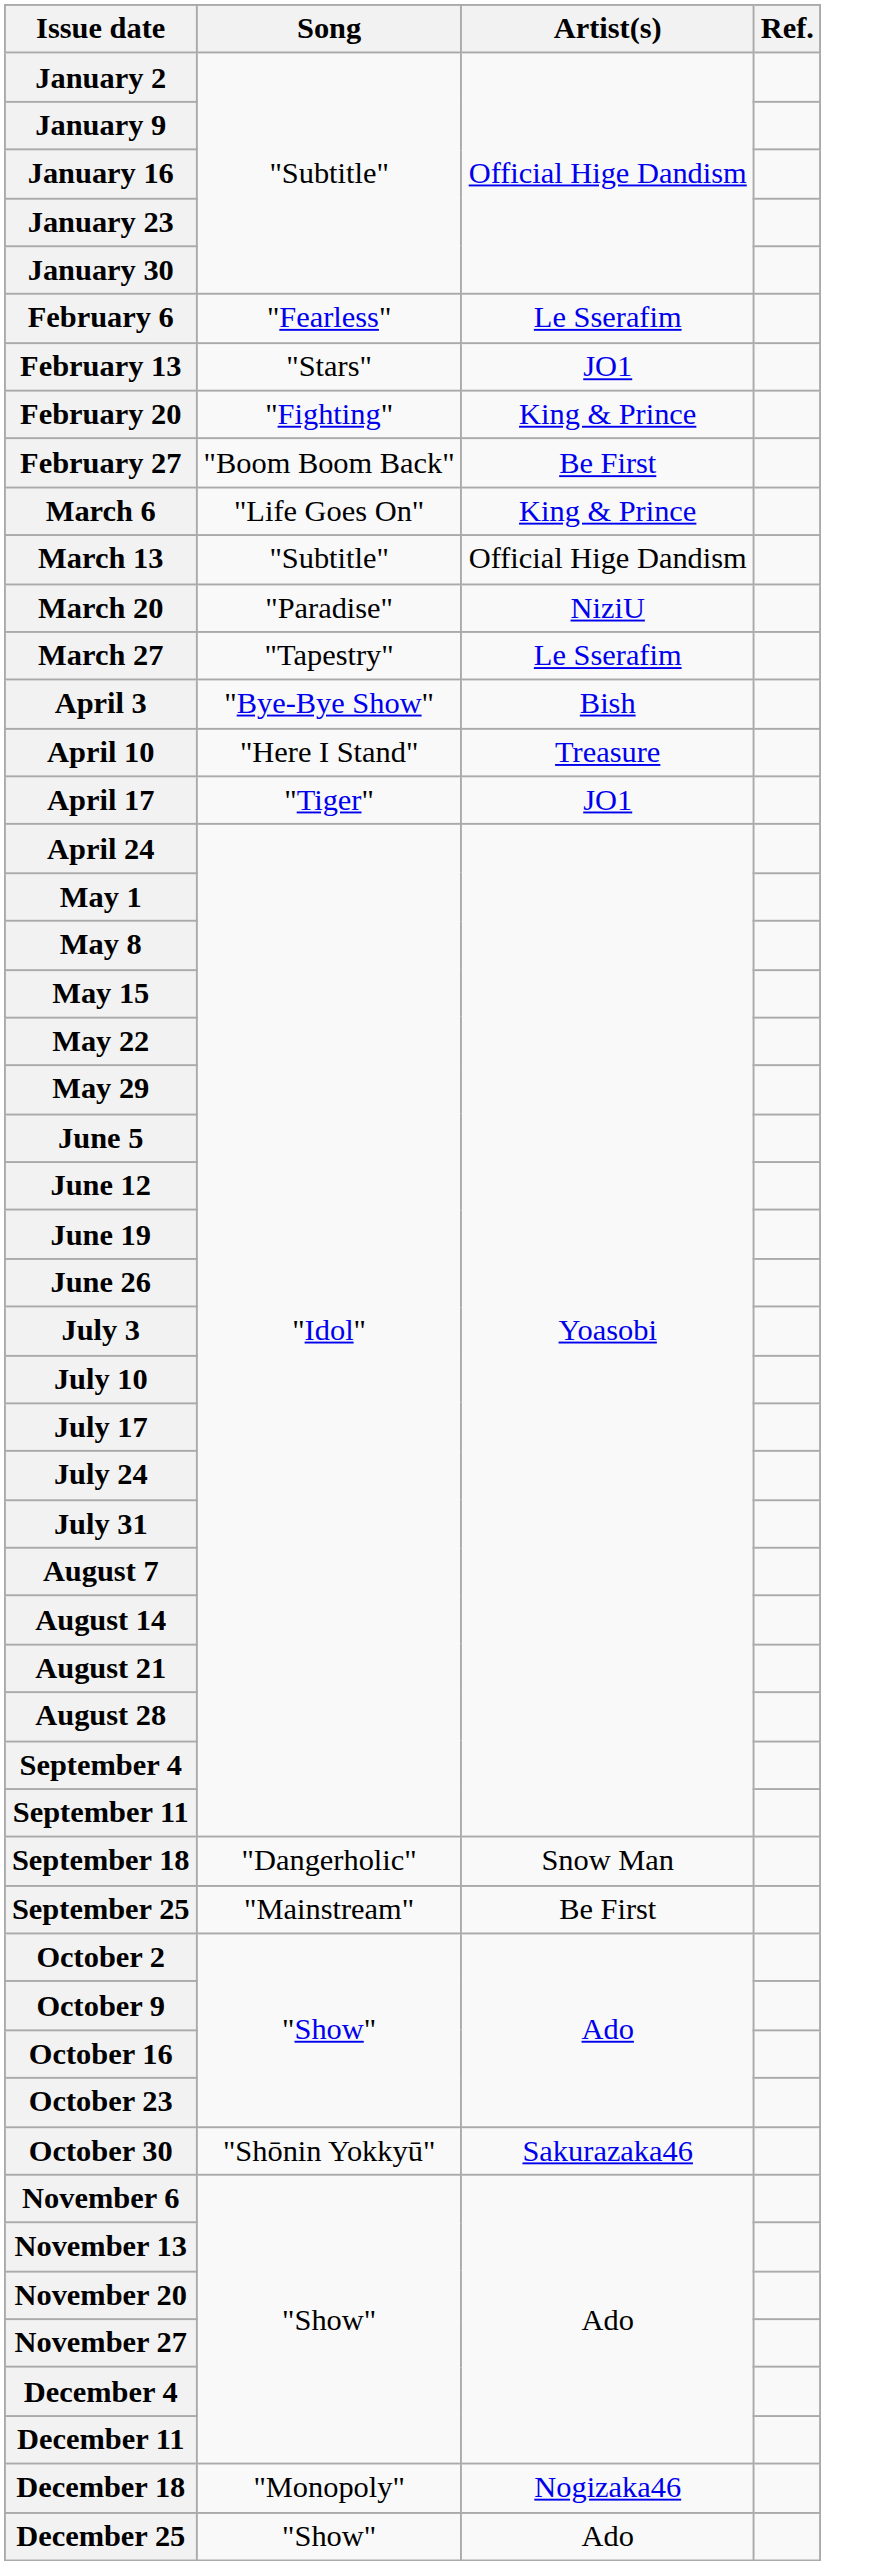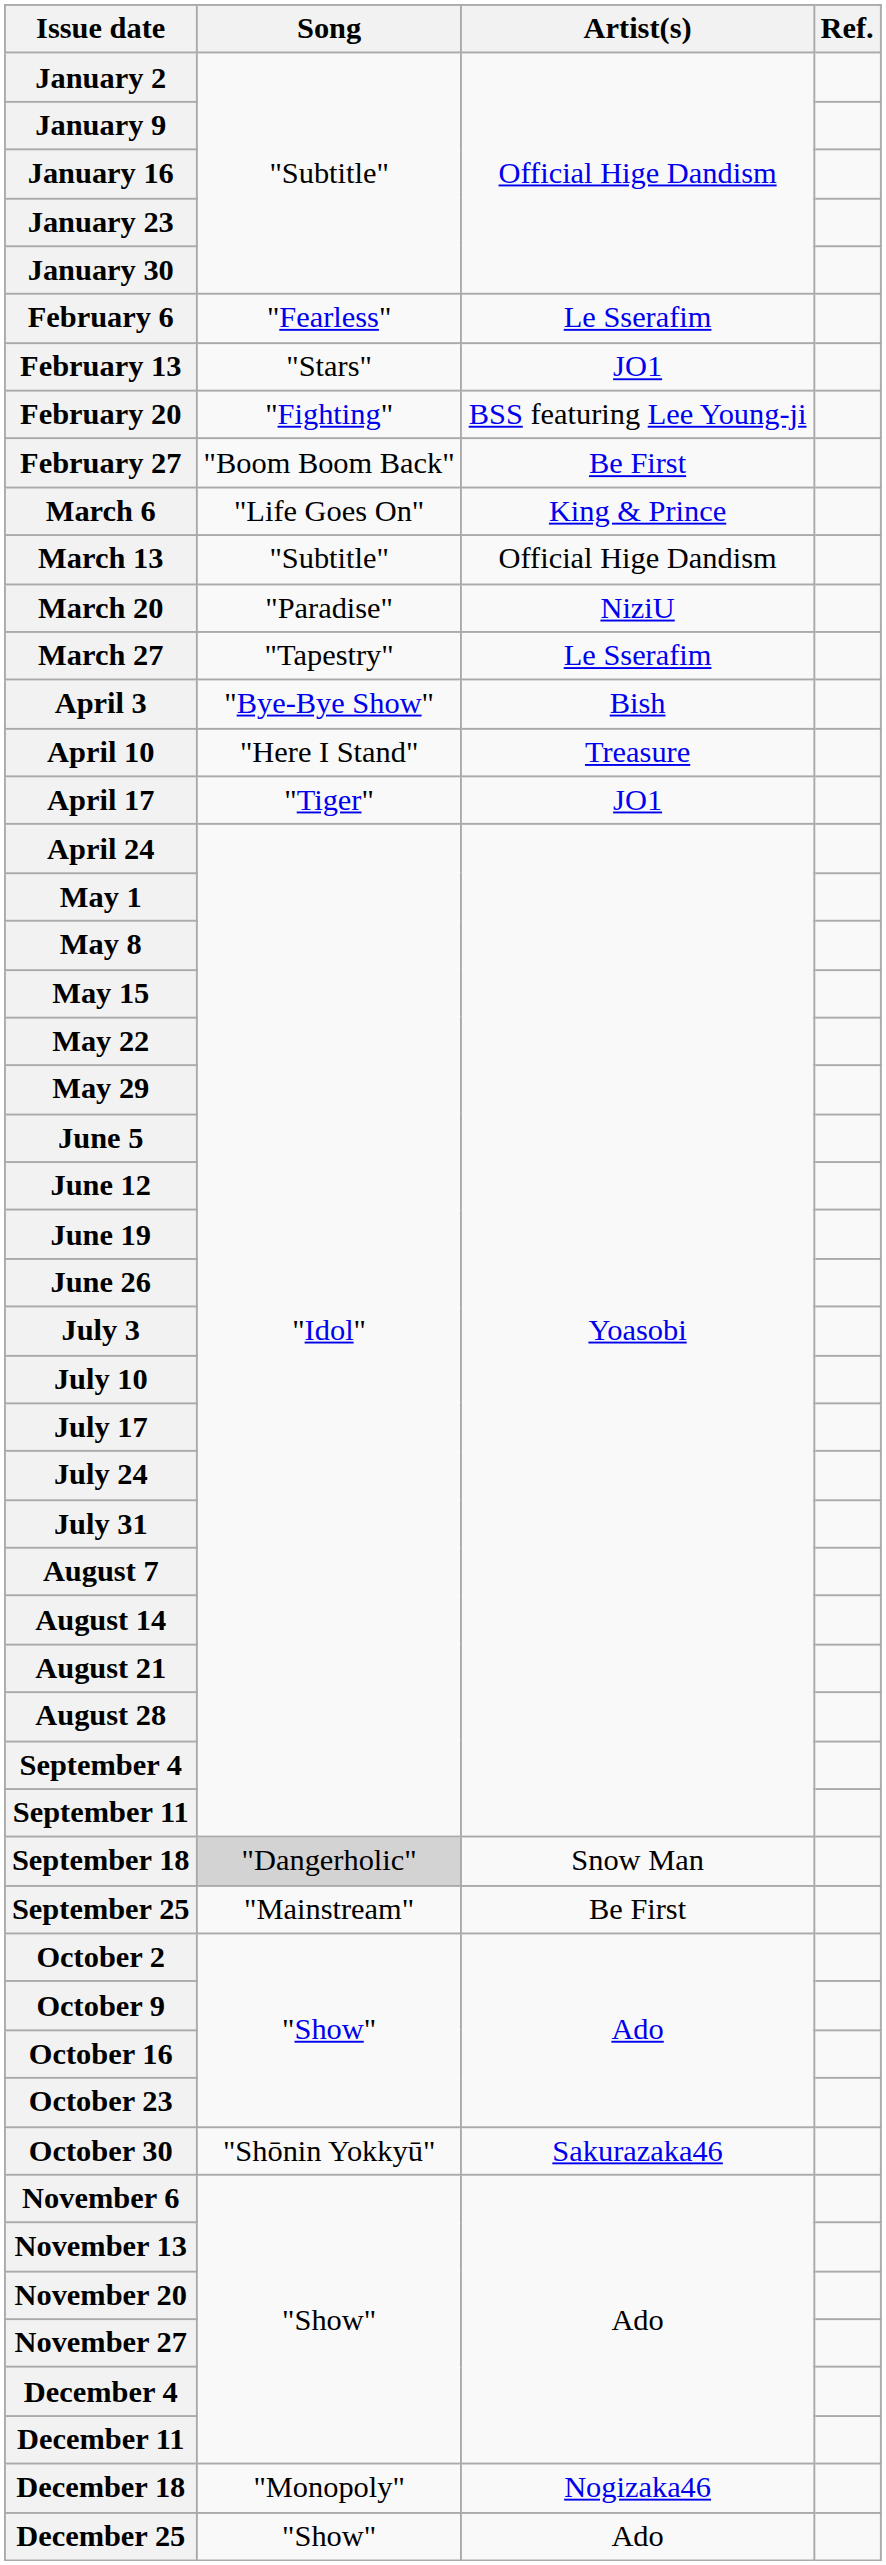(608, 414) King & Prince -> (638, 414) BSS featuring Lee Young-ji
(329, 1860) no background -> (329, 1860) lightgrey background
